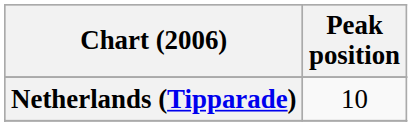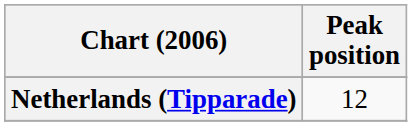(355, 98) 10 -> (355, 98) 12
